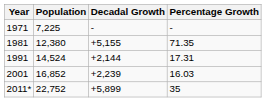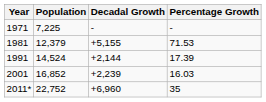(51, 43) 12,380 -> (51, 43) 12,379
(182, 43) 71.35 -> (182, 43) 71.53
(182, 58) 17.31 -> (182, 58) 17.39
(106, 89) +5,899 -> (106, 89) +6,960
